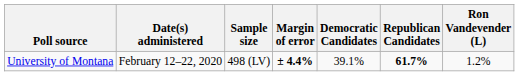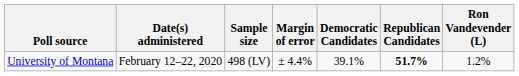(295, 61) bold -> (295, 61) normal
(412, 61) 61.7% -> (412, 61) 51.7%
